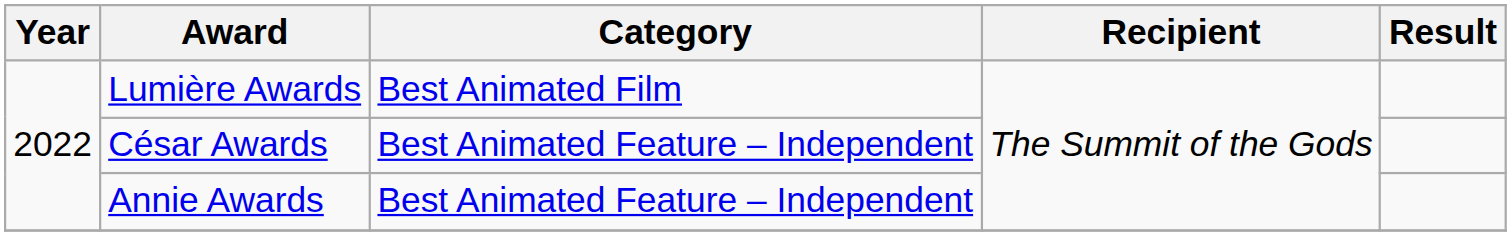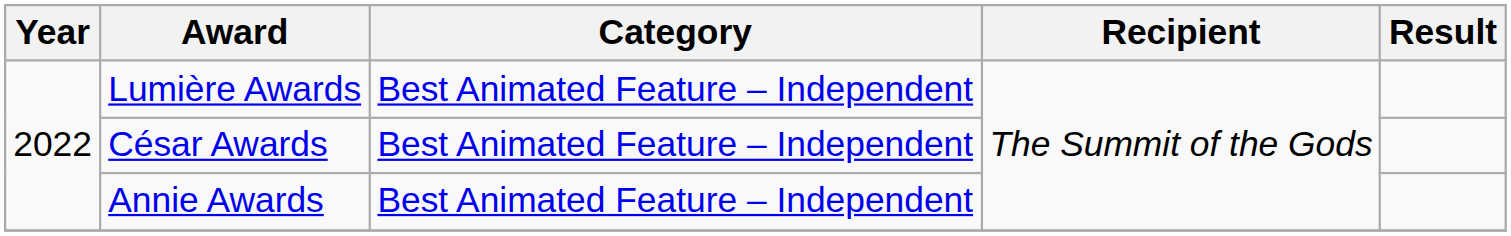(530, 88) Best Animated Film -> (675, 88) Best Animated Feature – Independent
